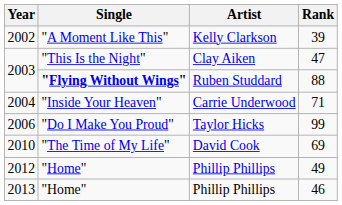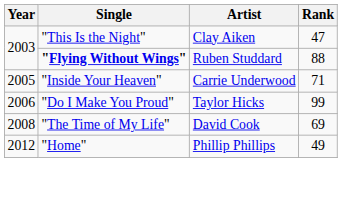- row: (318, 37)
(21, 102) 2004 -> (21, 80) 2005
(21, 146) 2010 -> (21, 124) 2008
- row: (318, 189)
